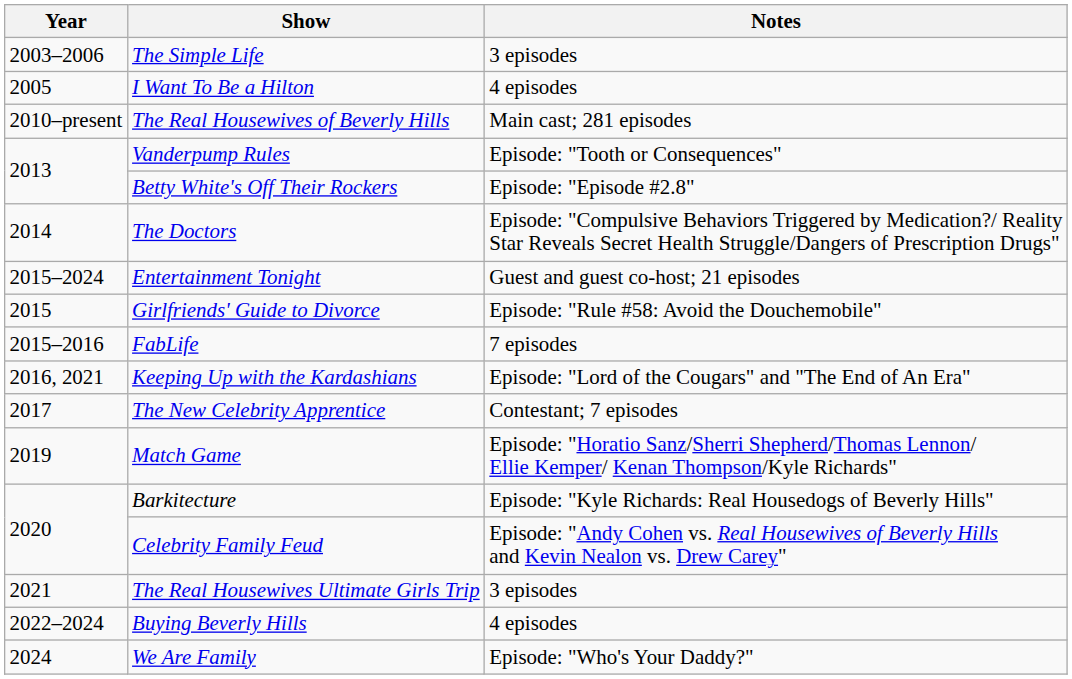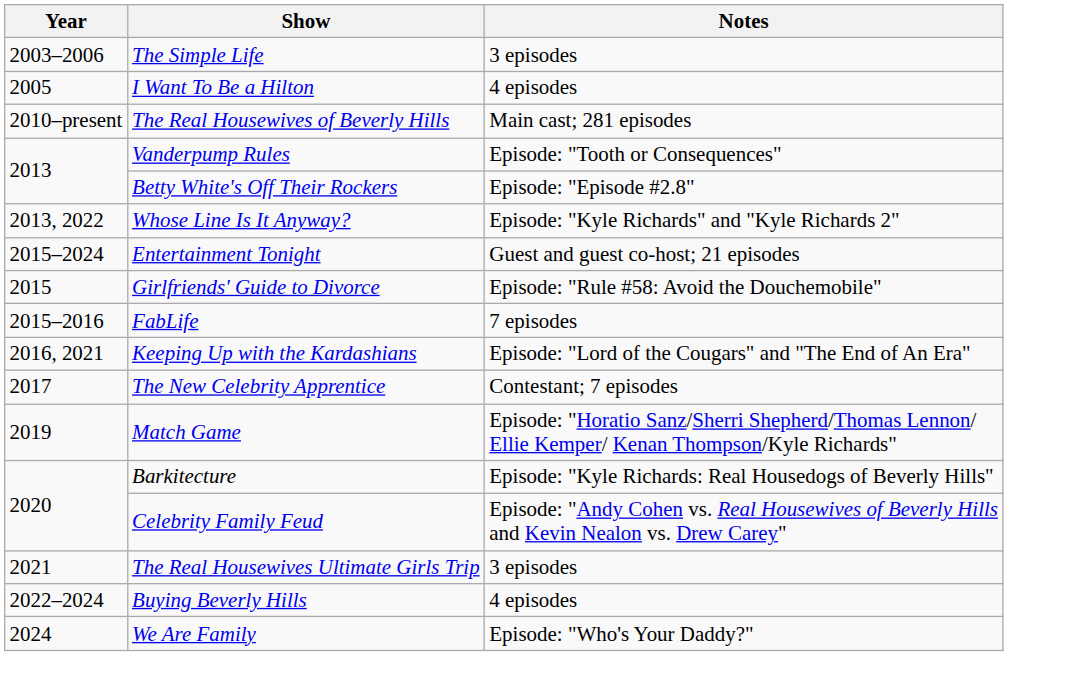+ row: (241, 220)
- row: (184, 232)
